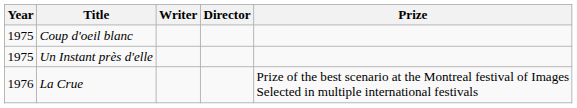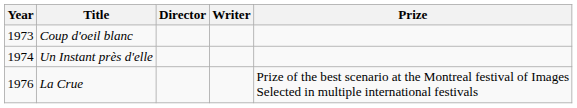columns swapped: (227, 14) <-> (178, 14)
(21, 35) 1975 -> (21, 35) 1973
(21, 56) 1975 -> (21, 56) 1974
